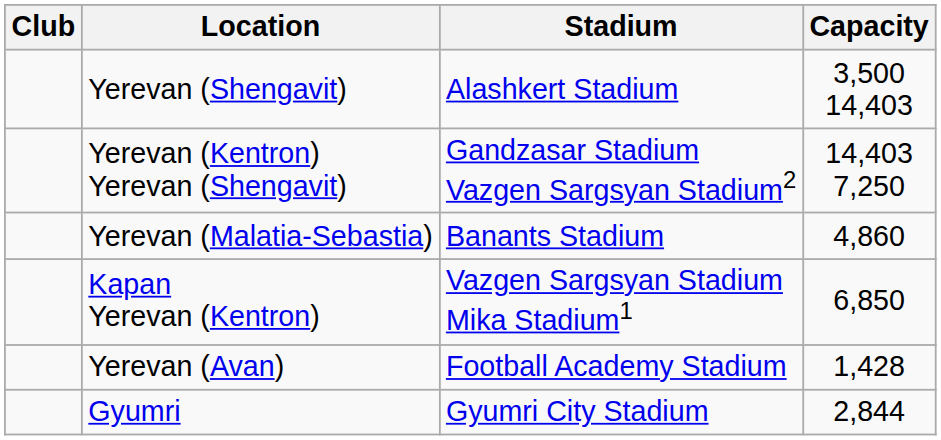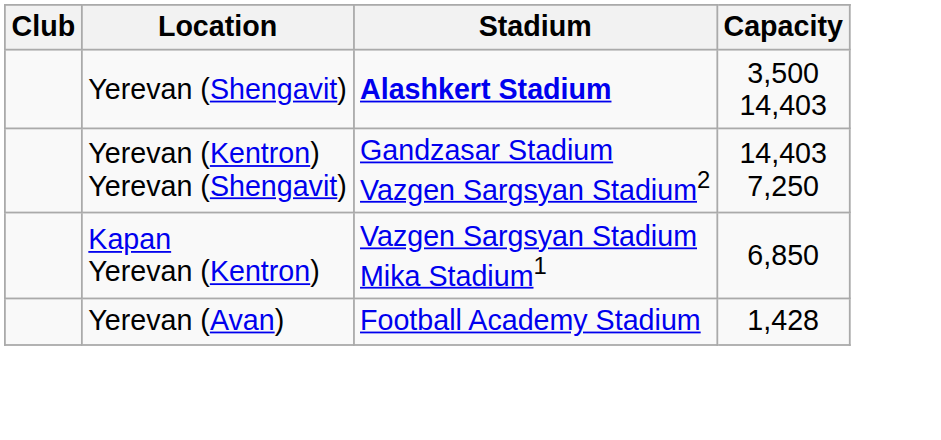(562, 88) normal -> (486, 88) bold
- row: (261, 235)
- row: (134, 411)
